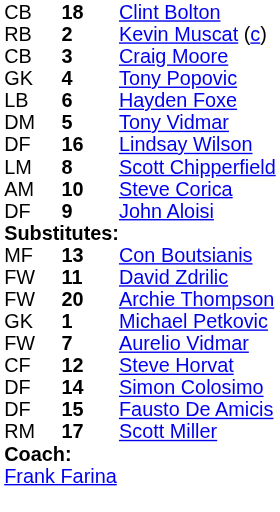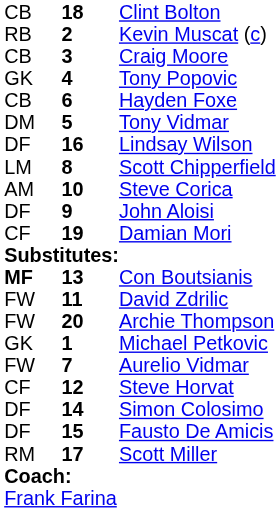(16, 100) LB -> (18, 100) CB
+ row: (175, 233)
(19, 255) normal -> (19, 277) bold
